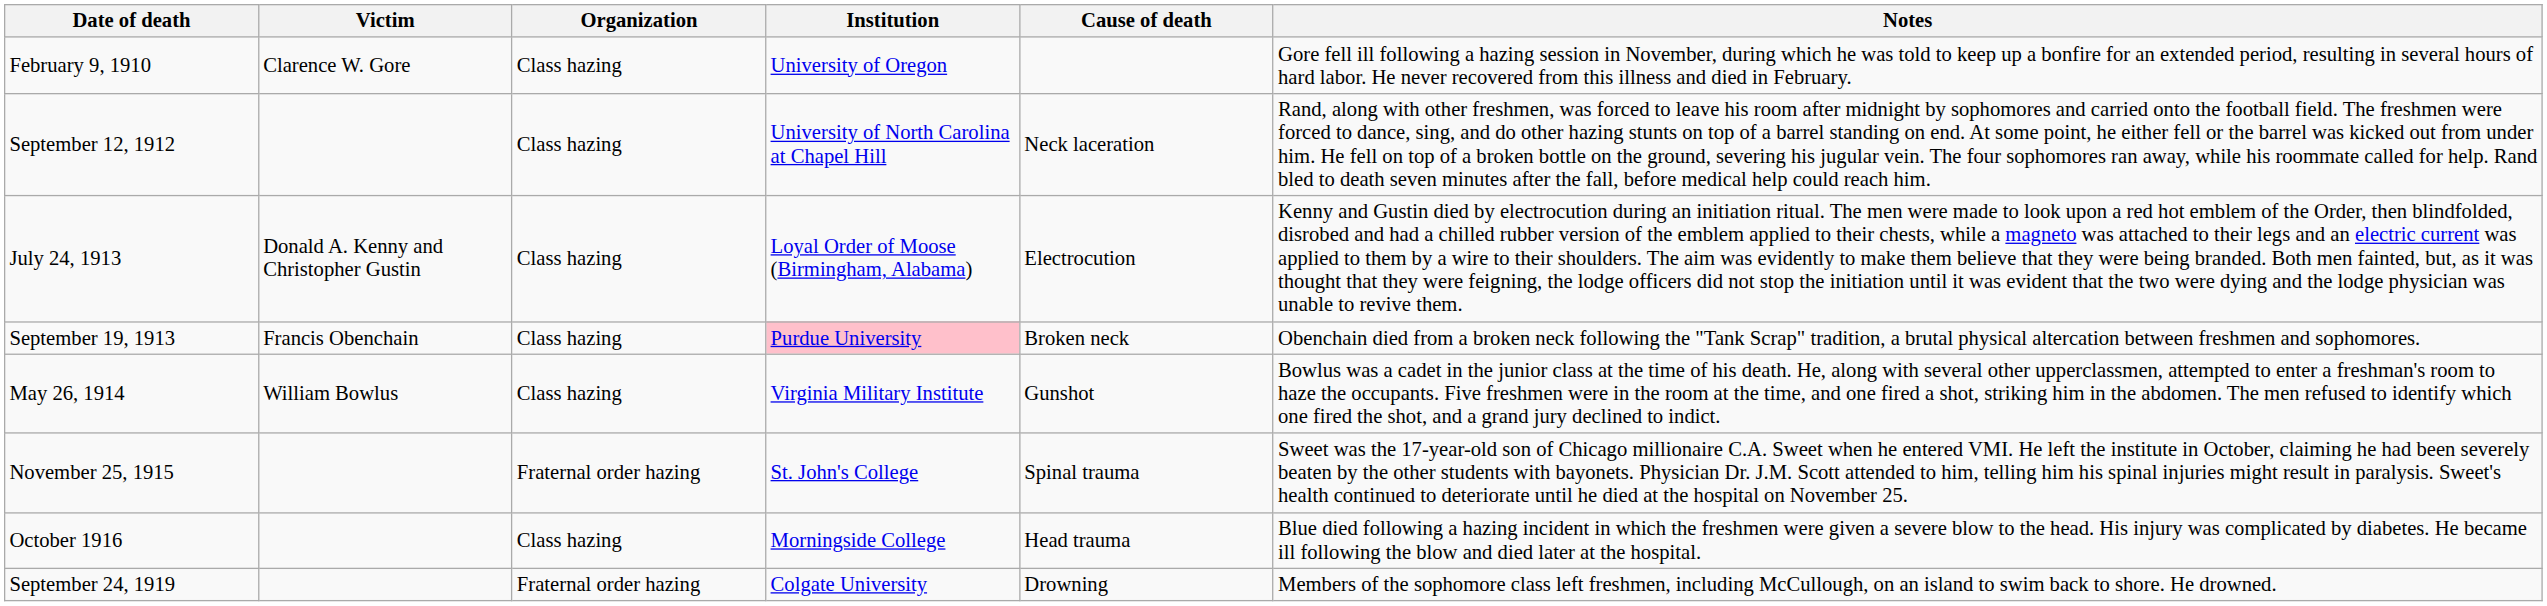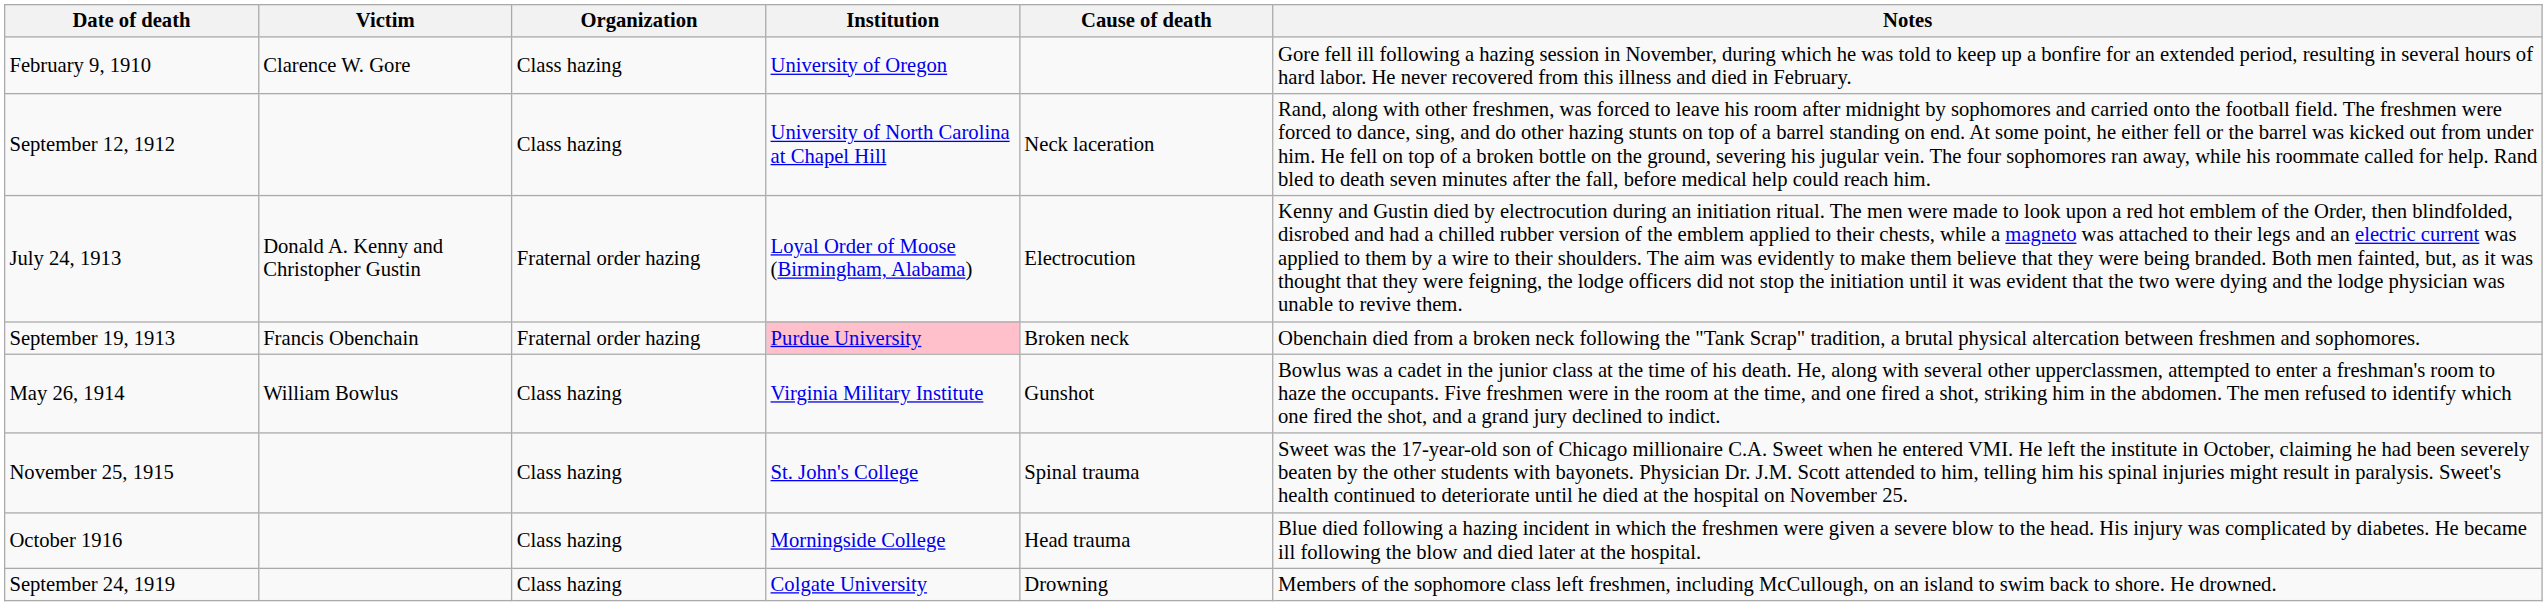(569, 258) Class hazing -> (609, 258) Fraternal order hazing
(569, 337) Class hazing -> (609, 337) Fraternal order hazing
(609, 472) Fraternal order hazing -> (569, 472) Class hazing
(609, 584) Fraternal order hazing -> (569, 584) Class hazing
